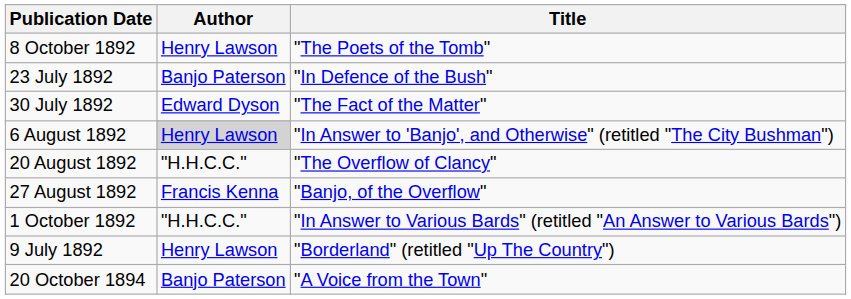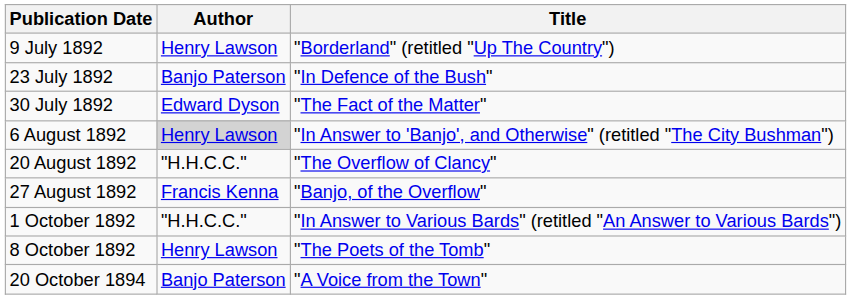rows swapped: (56, 250) <-> (72, 47)
